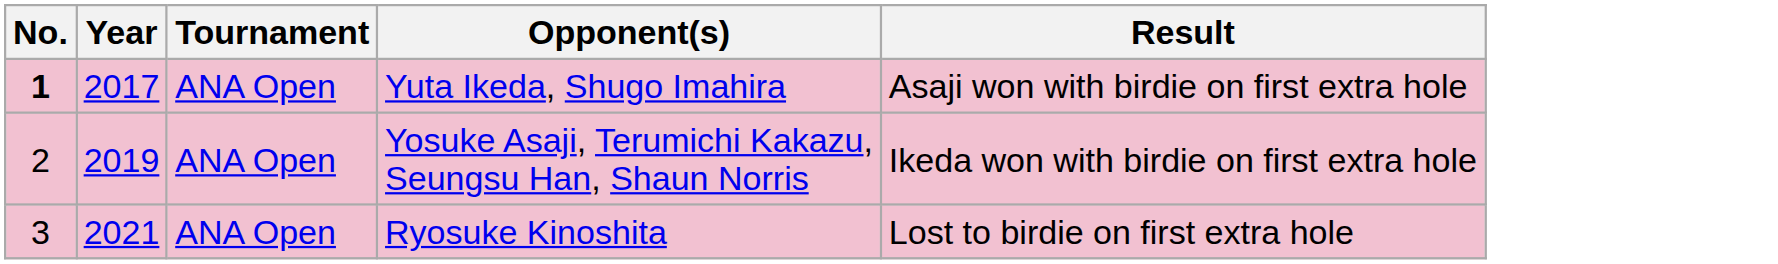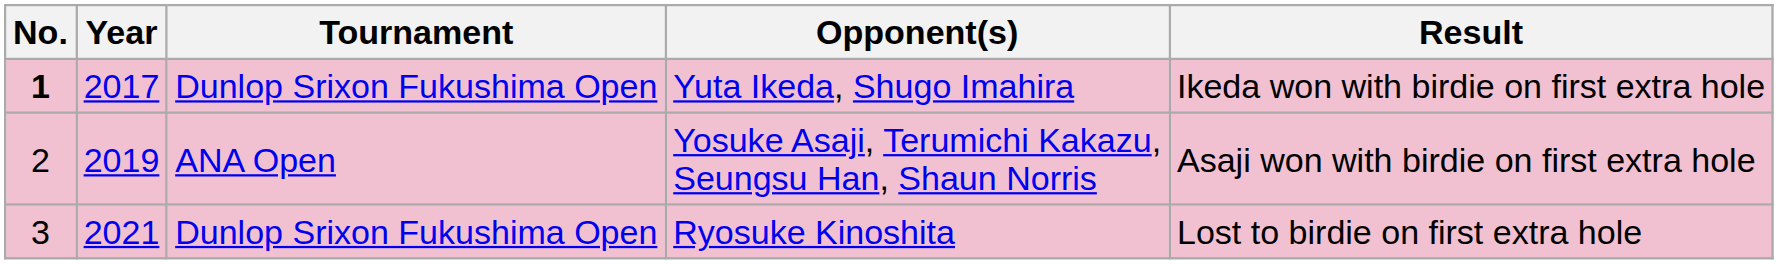(256, 86) ANA Open -> (416, 86) Dunlop Srixon Fukushima Open
(1178, 86) Asaji won with birdie on first extra hole -> (1471, 86) Ikeda won with birdie on first extra hole
(1183, 159) Ikeda won with birdie on first extra hole -> (1466, 159) Asaji won with birdie on first extra hole
(256, 232) ANA Open -> (416, 232) Dunlop Srixon Fukushima Open
